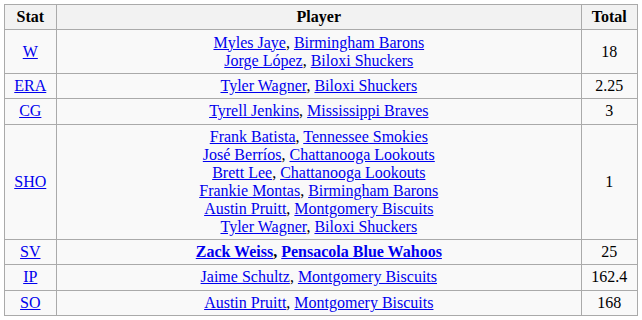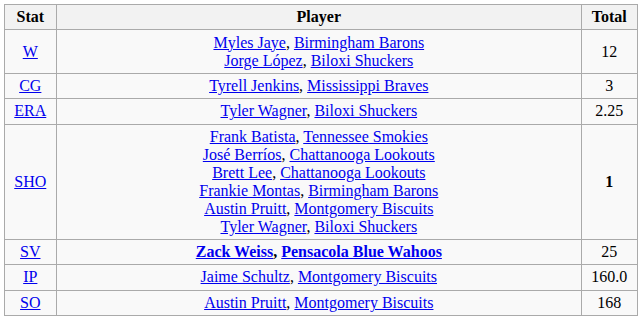(609, 51) 18 -> (609, 51) 12
rows swapped: (30, 85) <-> (30, 111)
(609, 181) normal -> (609, 181) bold
(609, 277) 162.4 -> (609, 277) 160.0
